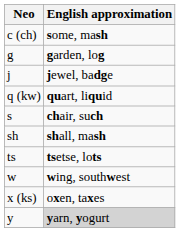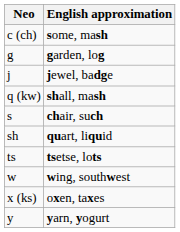(80, 95) quart, liquid -> (76, 95) shall, mash
(76, 136) shall, mash -> (80, 136) quart, liquid
(78, 217) lightgrey background -> (78, 217) no background
